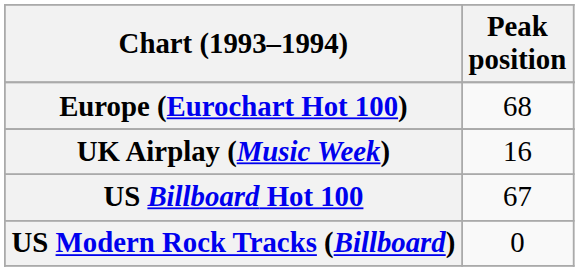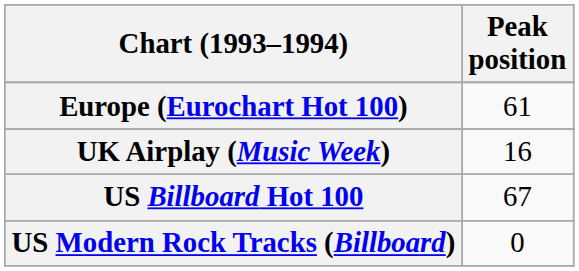(517, 105) 68 -> (517, 105) 61
